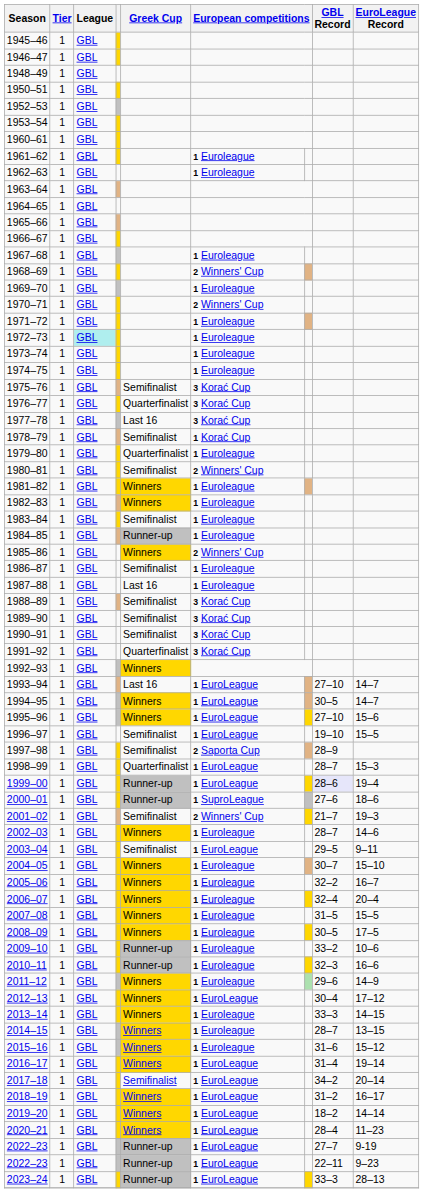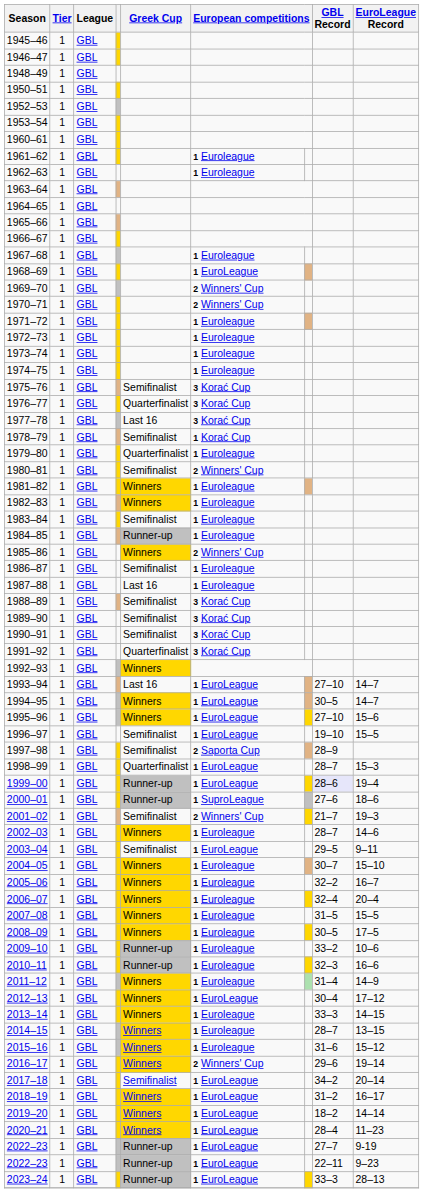(228, 271) 2 Winners' Cup -> (226, 271) 1 EuroLeague
(224, 288) 1 Euroleague -> (228, 288) 2 Winners' Cup
(87, 337) paleturquoise background -> (87, 337) no background
(326, 981) 29–6 -> (326, 981) 31–4
(226, 1064) 1 EuroLeague -> (228, 1064) 2 Winners' Cup
(326, 1064) 31–4 -> (326, 1064) 29–6
